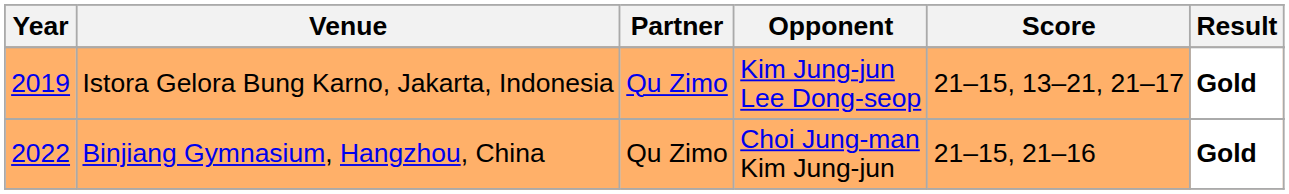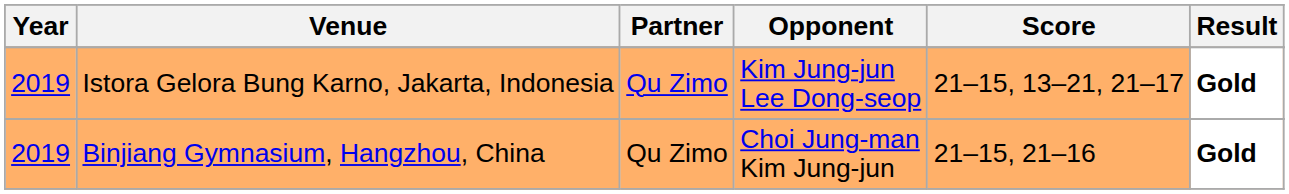(41, 154) 2022 -> (41, 154) 2019
